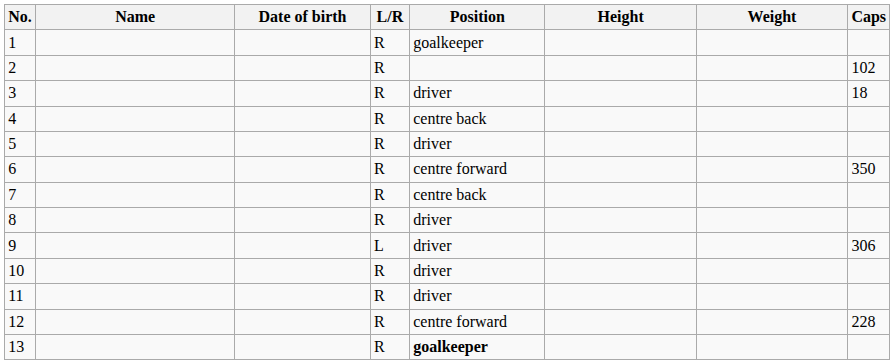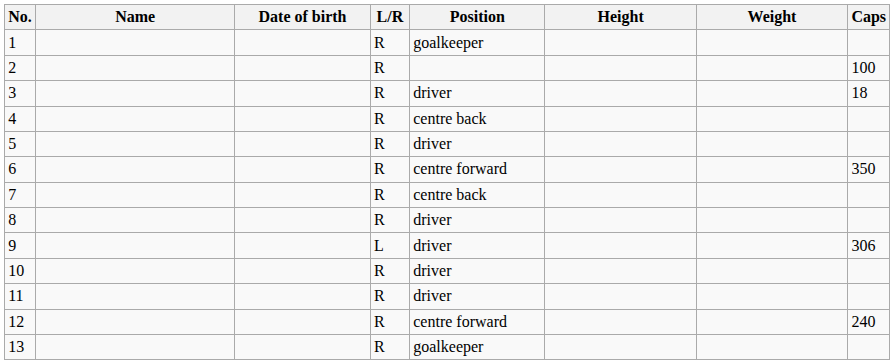(863, 67) 102 -> (863, 67) 100
(863, 321) 228 -> (863, 321) 240
(451, 347) bold -> (448, 347) normal
